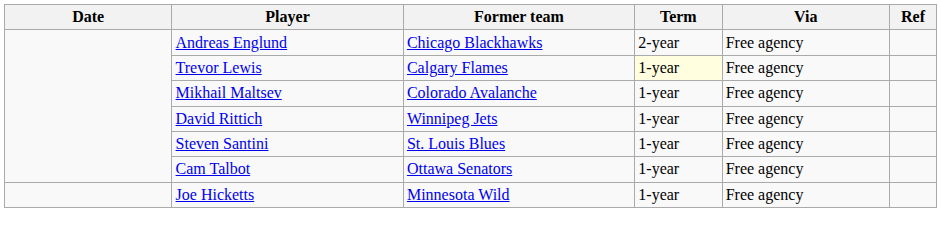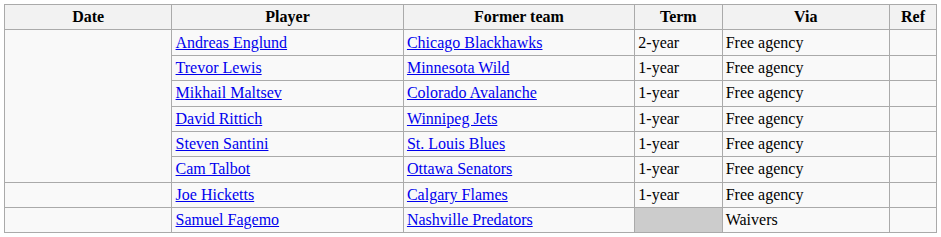(457, 67) Calgary Flames -> (458, 67) Minnesota Wild
(659, 67) lightyellow background -> (659, 67) no background
(458, 194) Minnesota Wild -> (457, 194) Calgary Flames
+ row: (227, 220)
